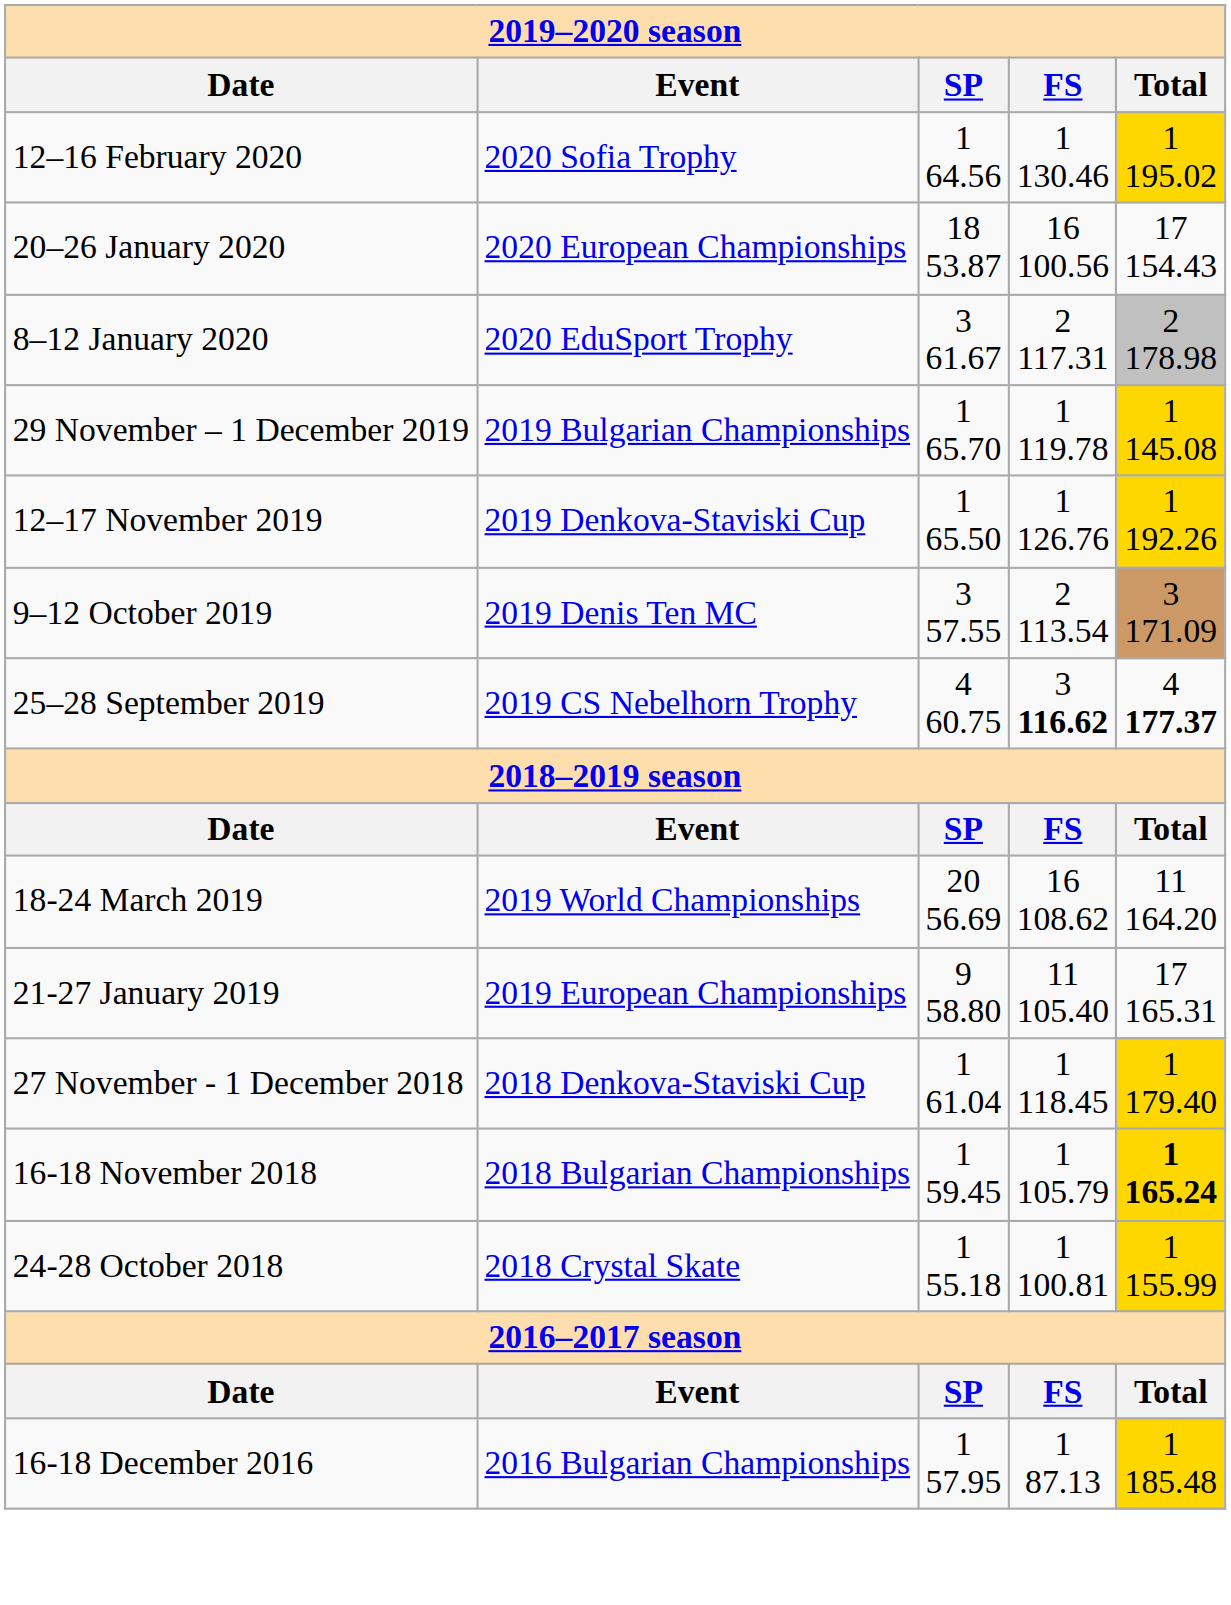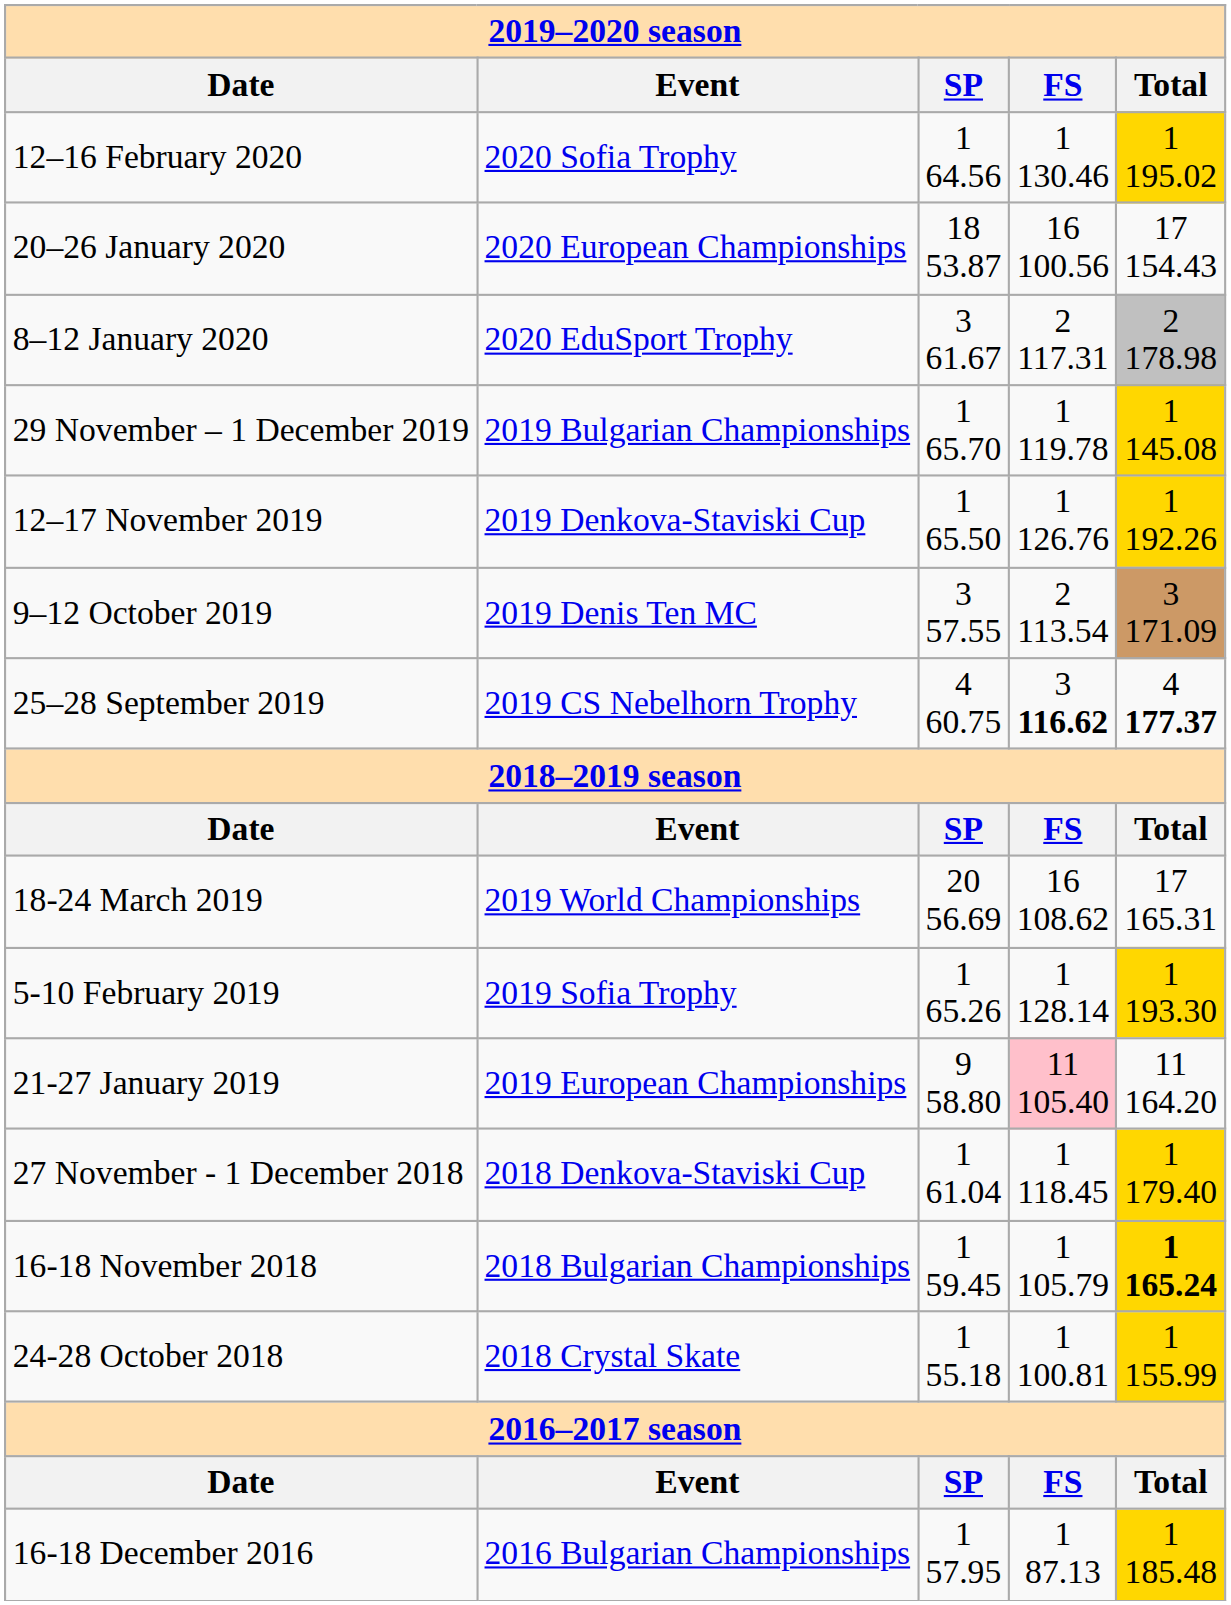(1171, 900) 11 164.20 -> (1171, 900) 17 165.31
+ row: (146, 991)
(1063, 991) no background -> (1063, 1082) pink background
(1171, 991) 17 165.31 -> (1171, 1082) 11 164.20
